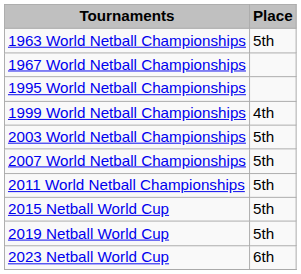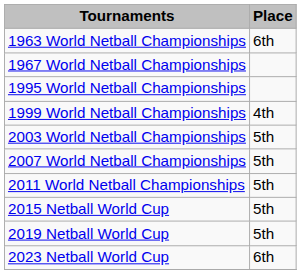(264, 40) 5th -> (264, 40) 6th
